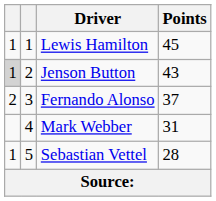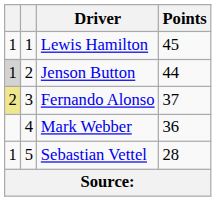(171, 72) 43 -> (171, 72) 44
(13, 99) no background -> (13, 99) khaki background
(171, 127) 31 -> (171, 127) 36
